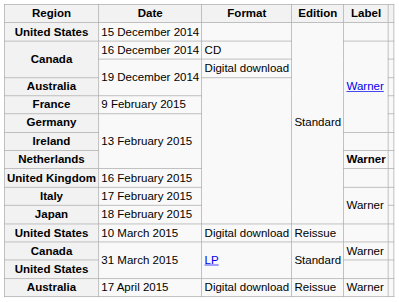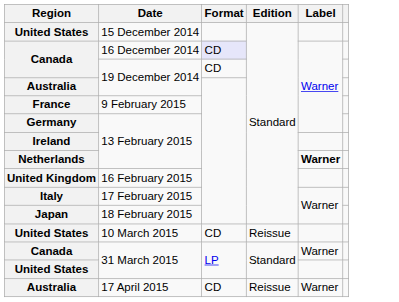(213, 50) no background -> (213, 50) lavender background
(247, 68) Digital download -> (213, 68) CD
(247, 232) Digital download -> (213, 232) CD
(247, 287) Digital download -> (213, 287) CD
